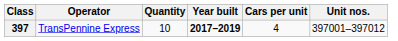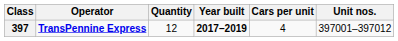(89, 28) normal -> (92, 28) bold
(165, 28) 10 -> (171, 28) 12
